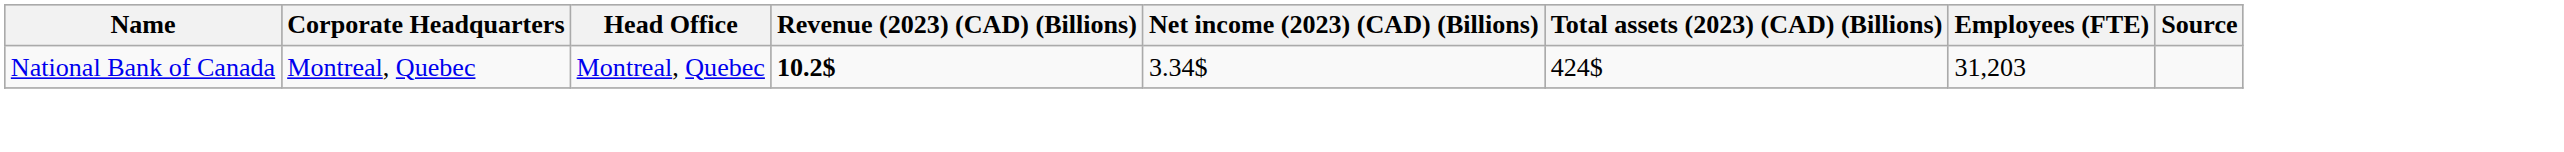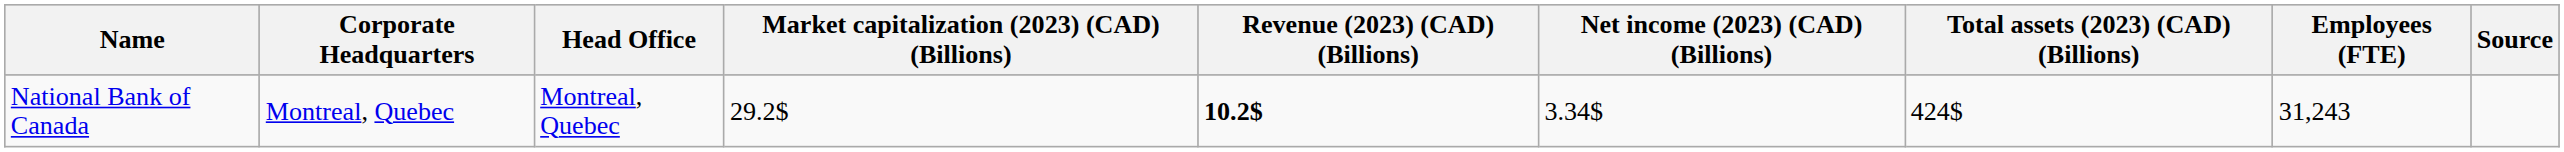+ column: (961, 39)
(1990, 66) 31,203 -> (2315, 110) 31,243
